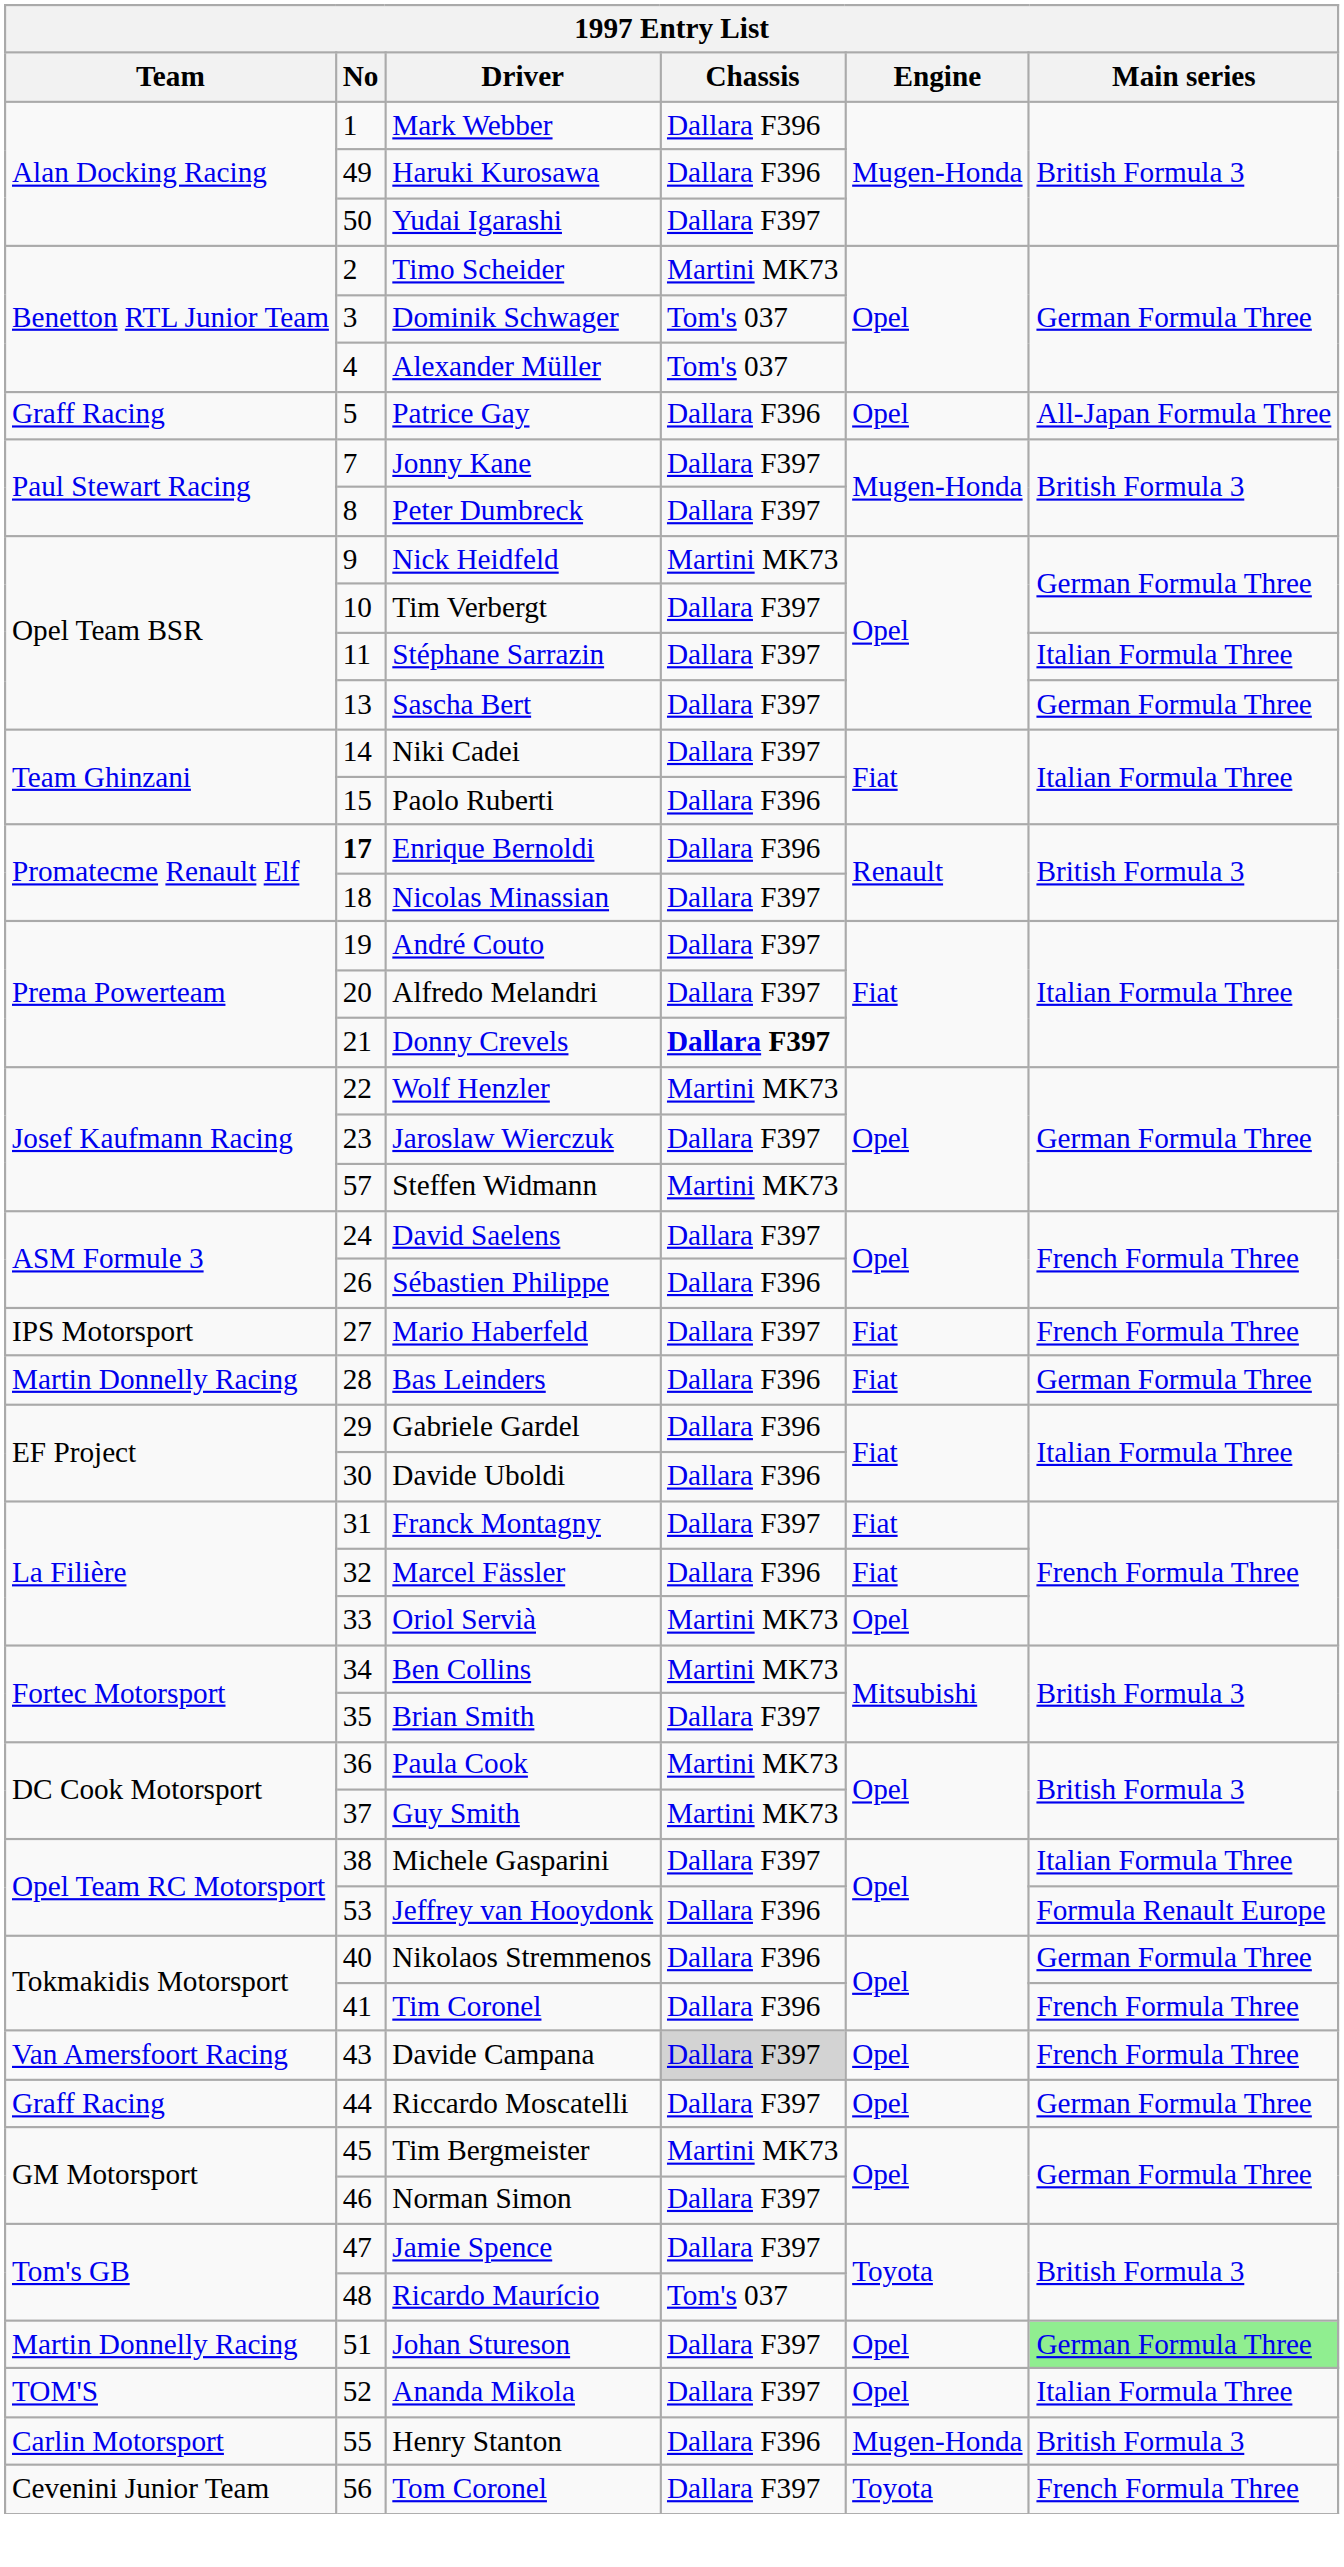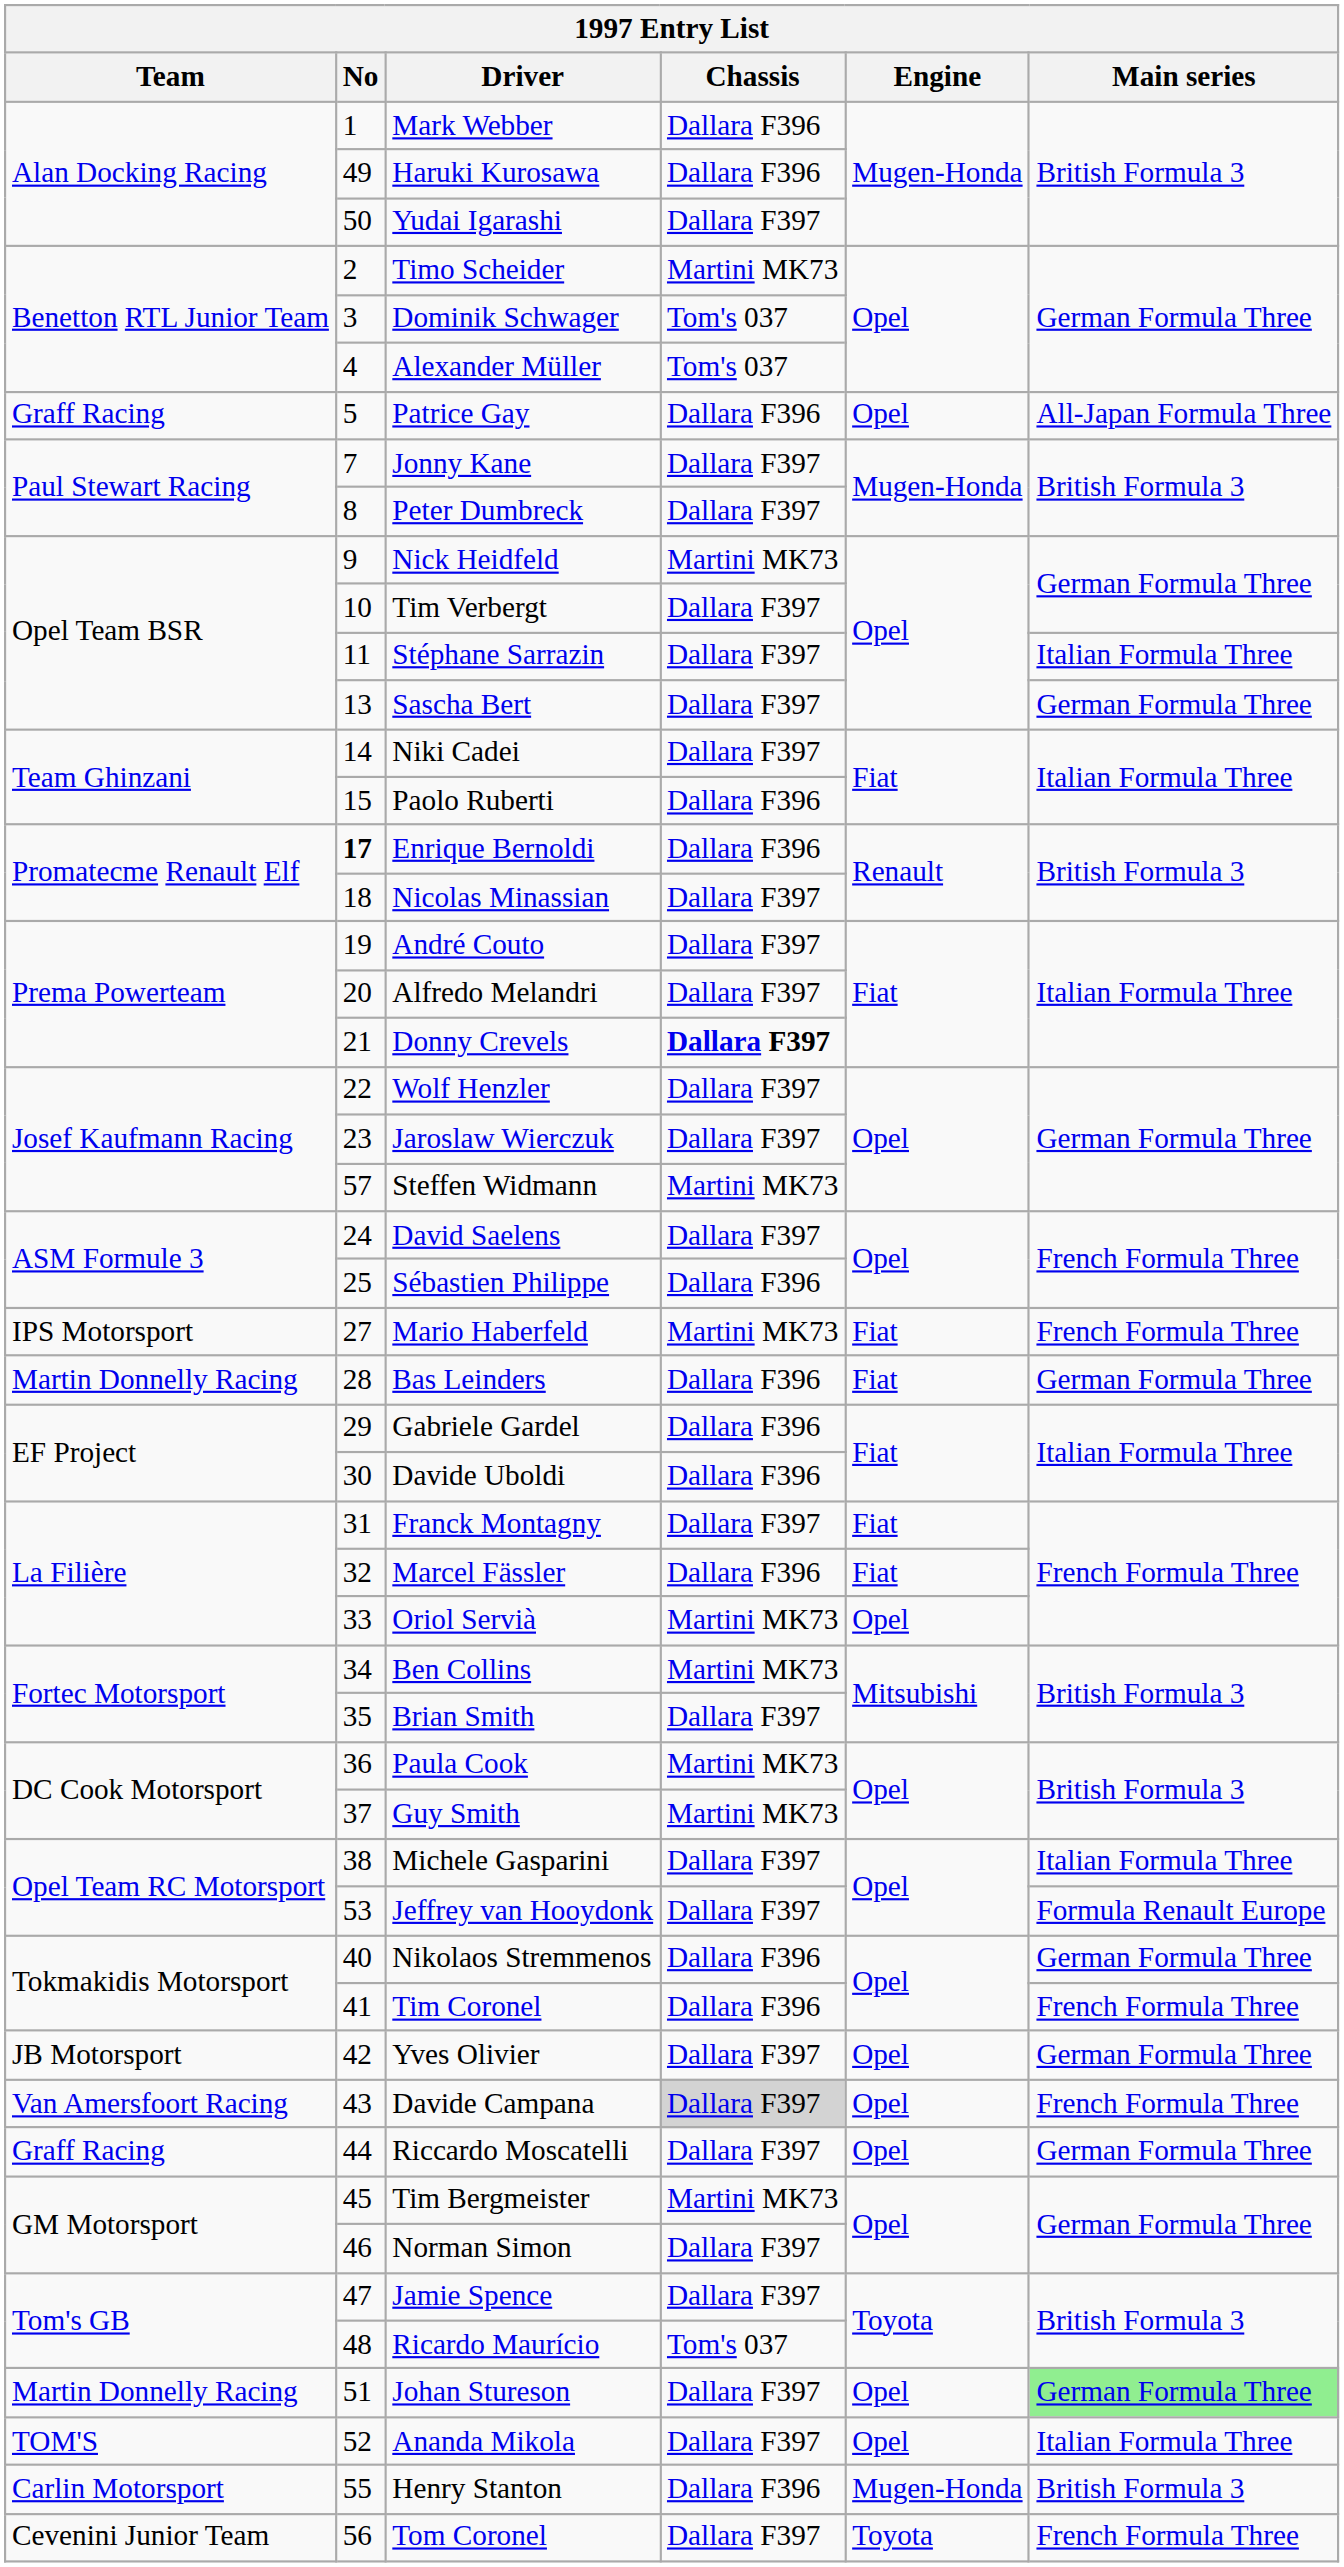(753, 1089) Martini MK73 -> (744, 1089) Dallara F397
(357, 1282) 26 -> (357, 1282) 25
(744, 1330) Dallara F397 -> (753, 1330) Martini MK73
(744, 1909) Dallara F396 -> (744, 1909) Dallara F397
+ row: (466, 2054)
